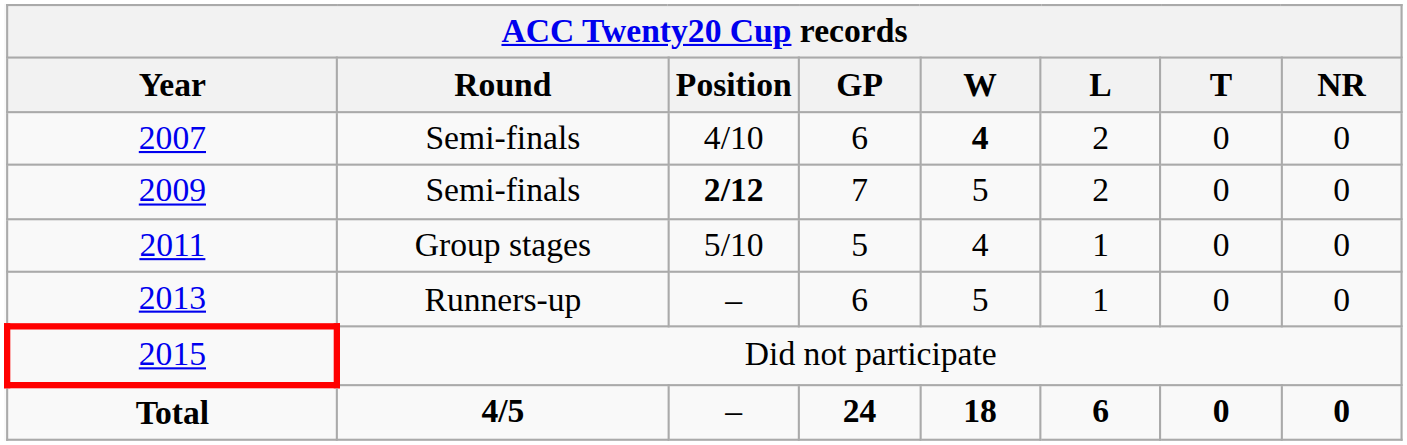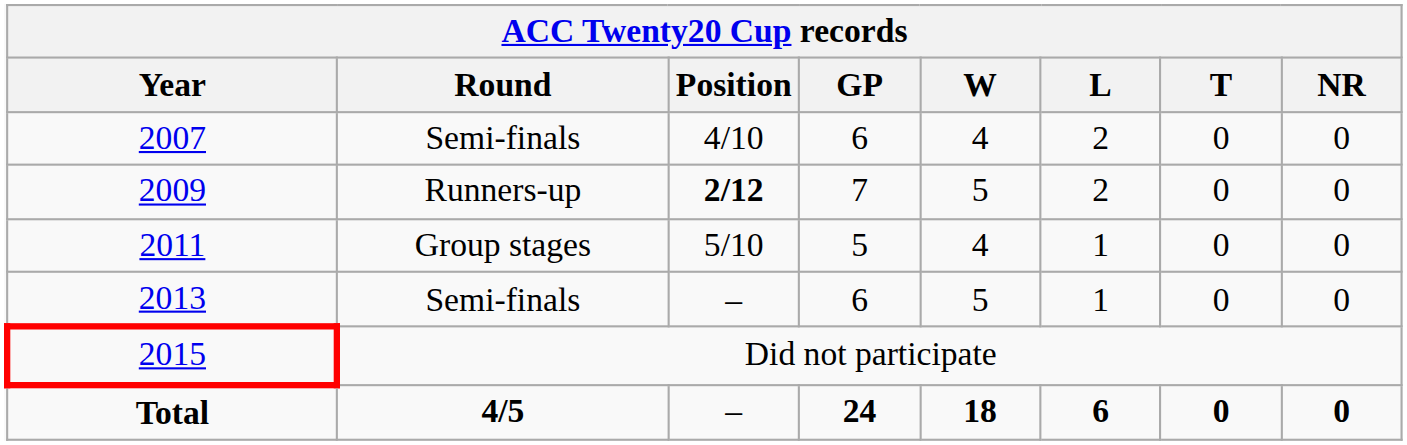(980, 137) bold -> (980, 137) normal
(503, 191) Semi-finals -> (503, 191) Runners-up
(503, 298) Runners-up -> (503, 298) Semi-finals
